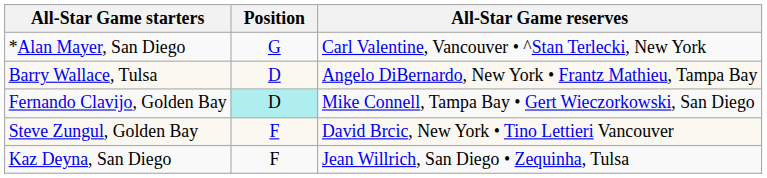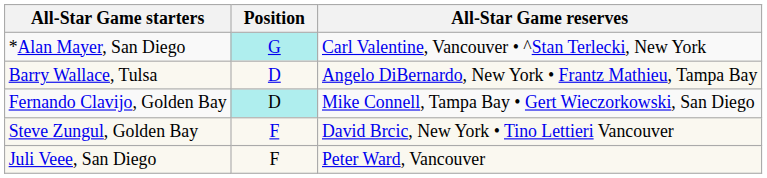(274, 46) no background -> (274, 46) paleturquoise background
- row: (90, 159)
+ row: (82, 159)
